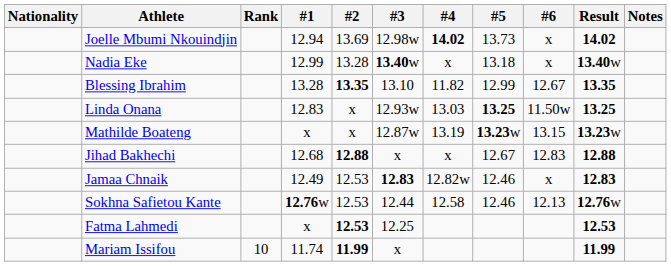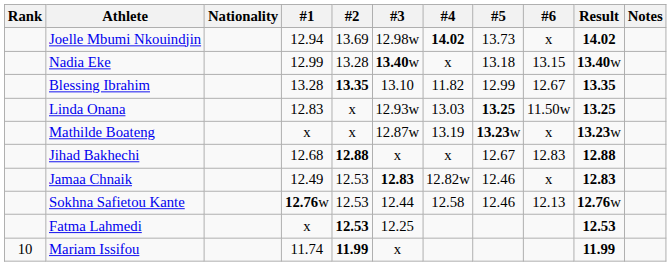columns swapped: (261, 16) <-> (43, 16)
(549, 62) x -> (549, 62) 13.15
(549, 132) 13.15 -> (549, 132) x
